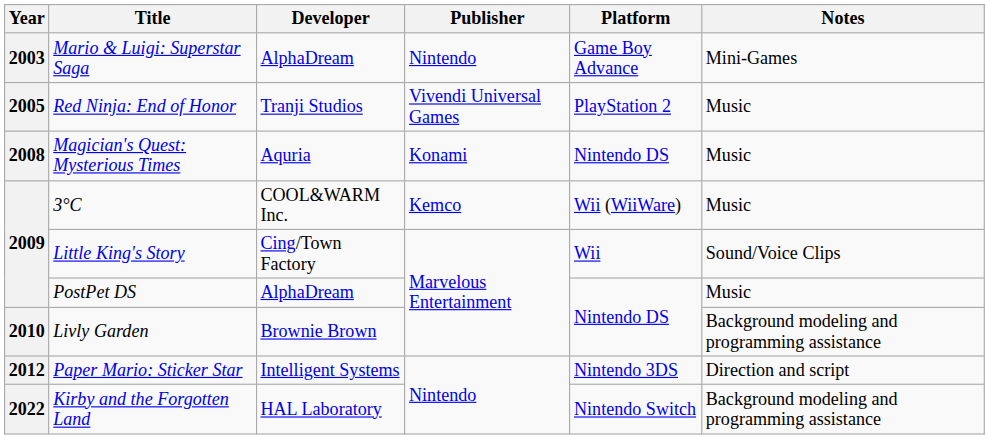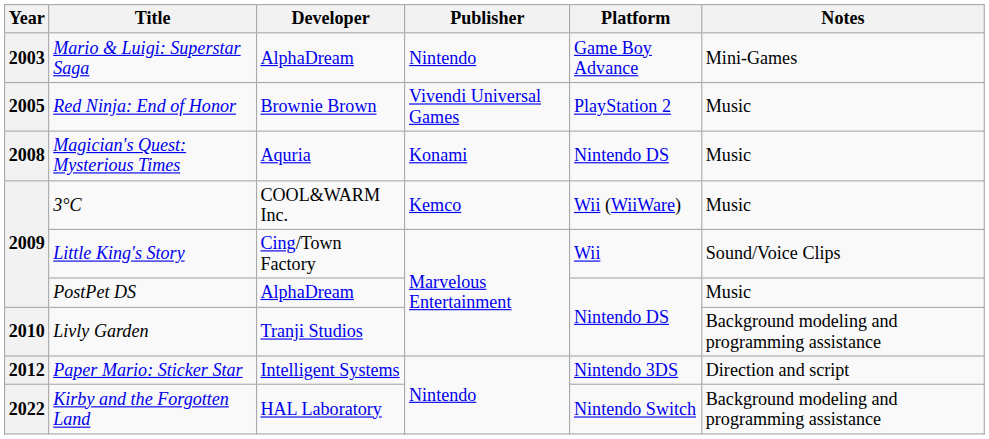(312, 106) Tranji Studios -> (318, 106) Brownie Brown
(318, 331) Brownie Brown -> (312, 331) Tranji Studios
